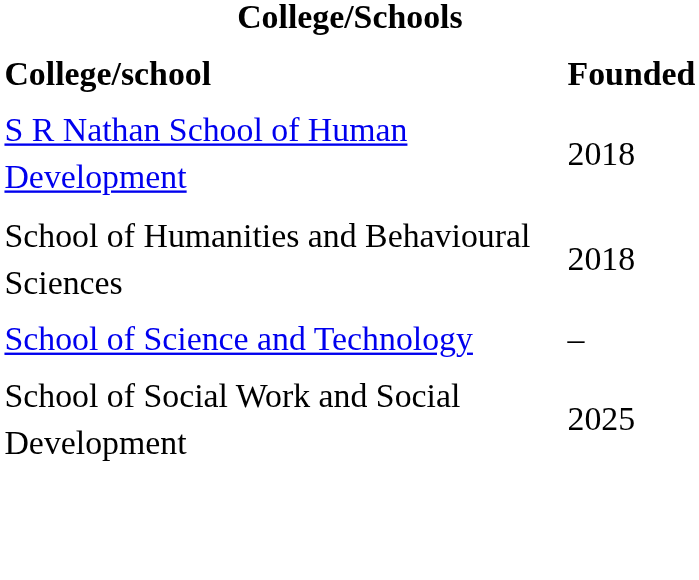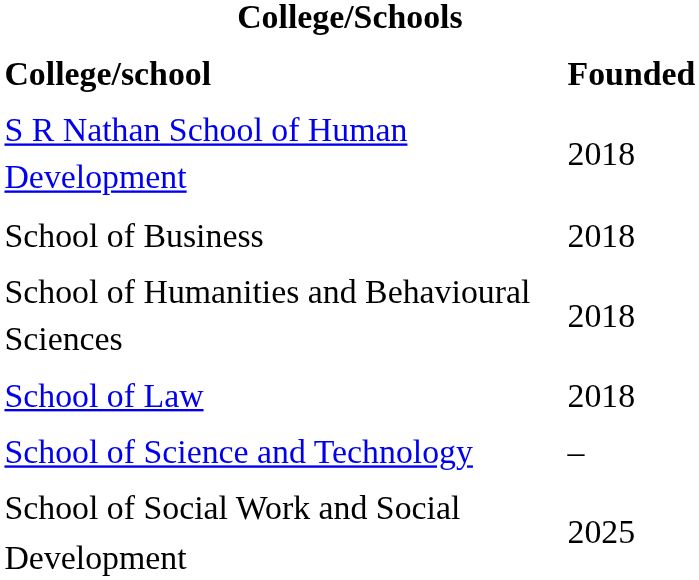+ row: (134, 234)
+ row: (104, 395)
